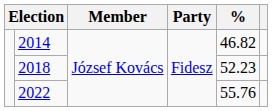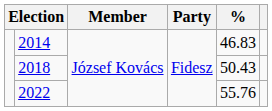(238, 42) 46.82 -> (238, 42) 46.83
(238, 67) 52.23 -> (238, 67) 50.43
